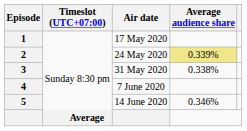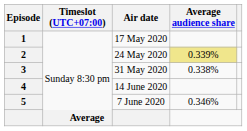(141, 86) 7 June 2020 -> (141, 86) 14 June 2020
(141, 102) 14 June 2020 -> (141, 102) 7 June 2020
